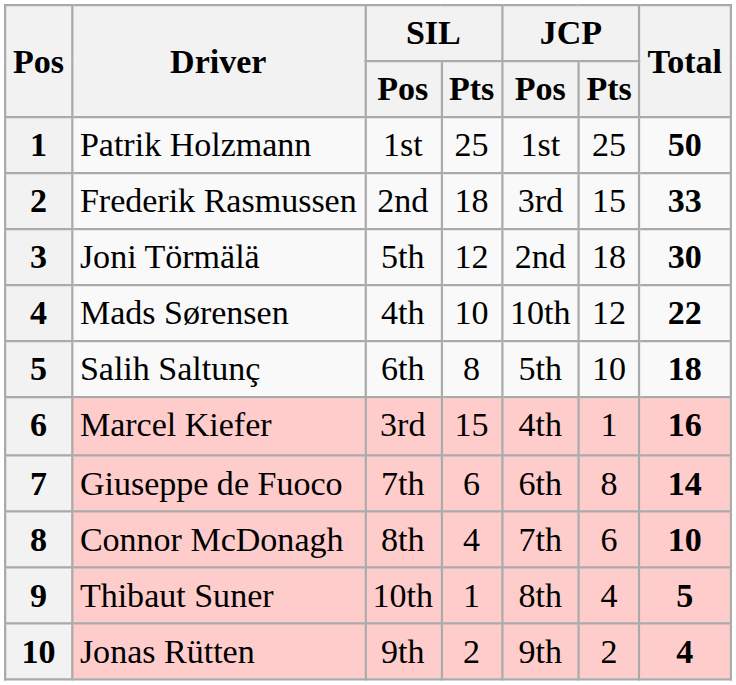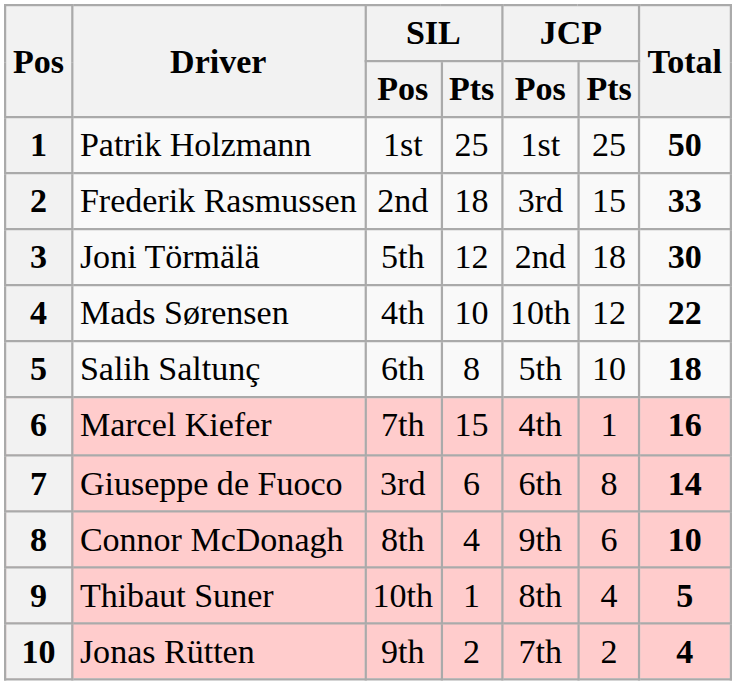(403, 425) 3rd -> (403, 425) 7th
(403, 481) 7th -> (403, 481) 3rd
(540, 538) 7th -> (540, 538) 9th
(540, 650) 9th -> (540, 650) 7th
